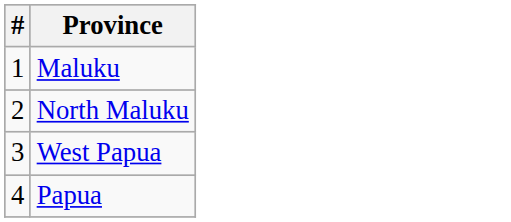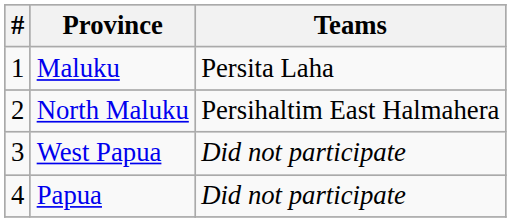+ column: (350, 25)
